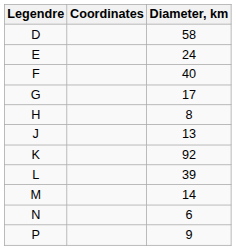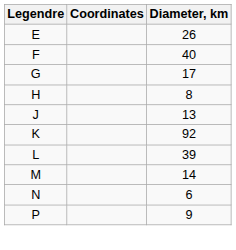- row: (36, 34)
(189, 54) 24 -> (189, 34) 26
